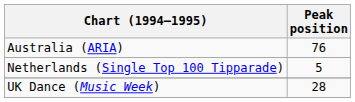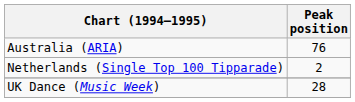(319, 68) 5 -> (319, 68) 2
